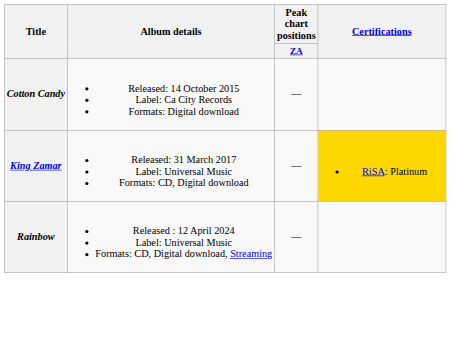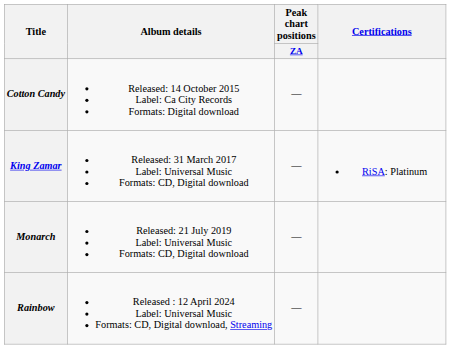(382, 171) gold background -> (382, 171) no background
+ row: (36, 237)
